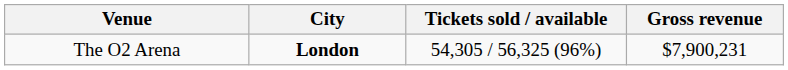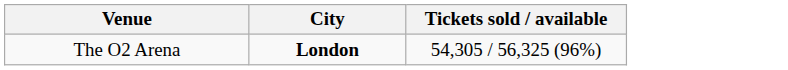- column: (705, 19)
